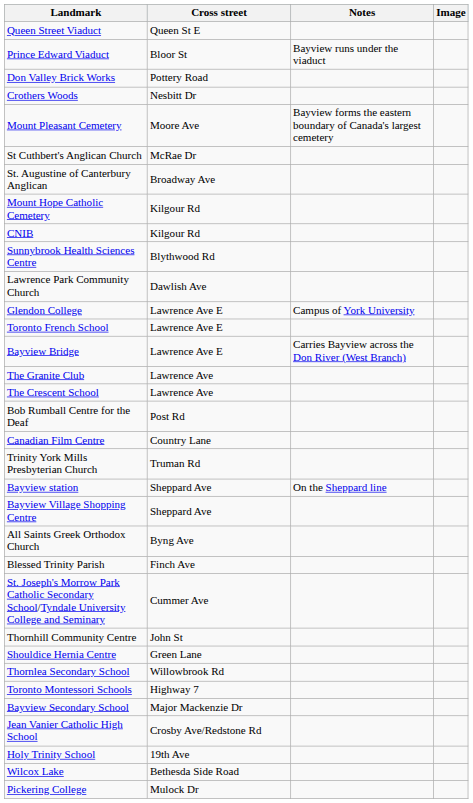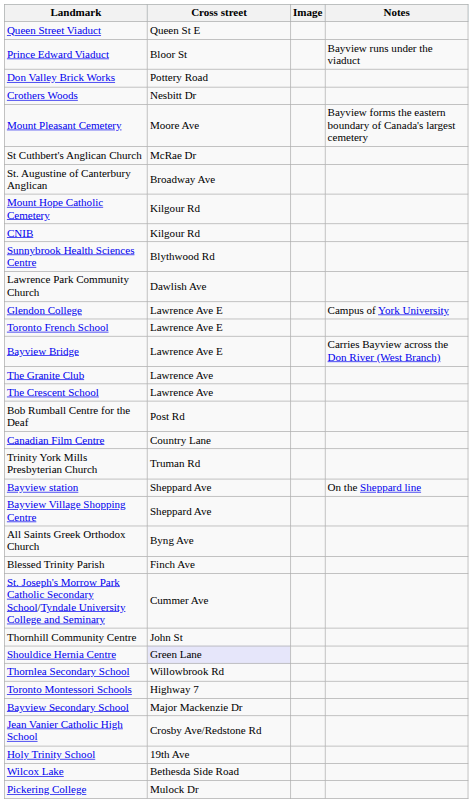columns swapped: (362, 13) <-> (451, 13)
(176, 654) no background -> (176, 654) lavender background
